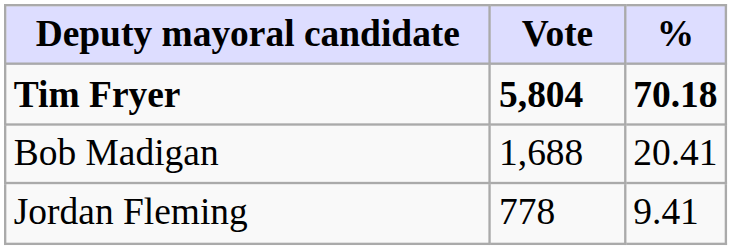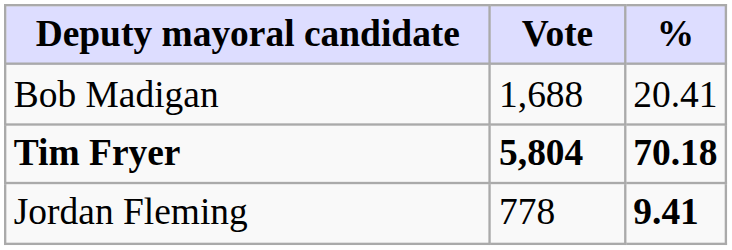rows swapped: (97, 93) <-> (116, 152)
(666, 212) normal -> (666, 212) bold
